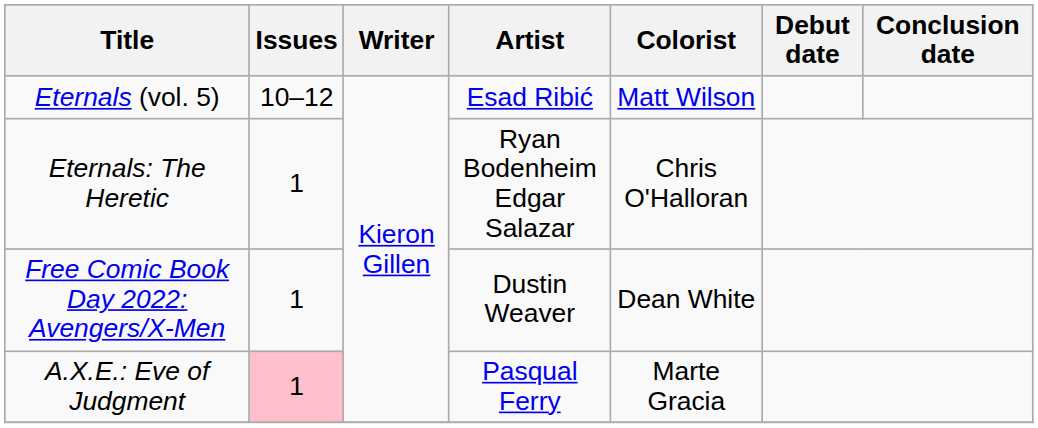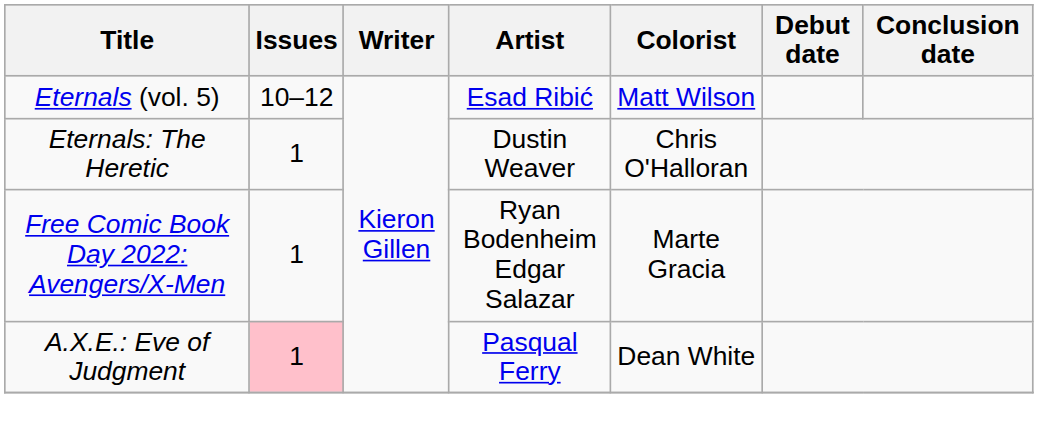(530, 183) Ryan Bodenheim Edgar Salazar -> (530, 153) Dustin Weaver
(530, 299) Dustin Weaver -> (530, 254) Ryan Bodenheim Edgar Salazar
(686, 299) Dean White -> (686, 254) Marte Gracia
(686, 385) Marte Gracia -> (686, 356) Dean White
